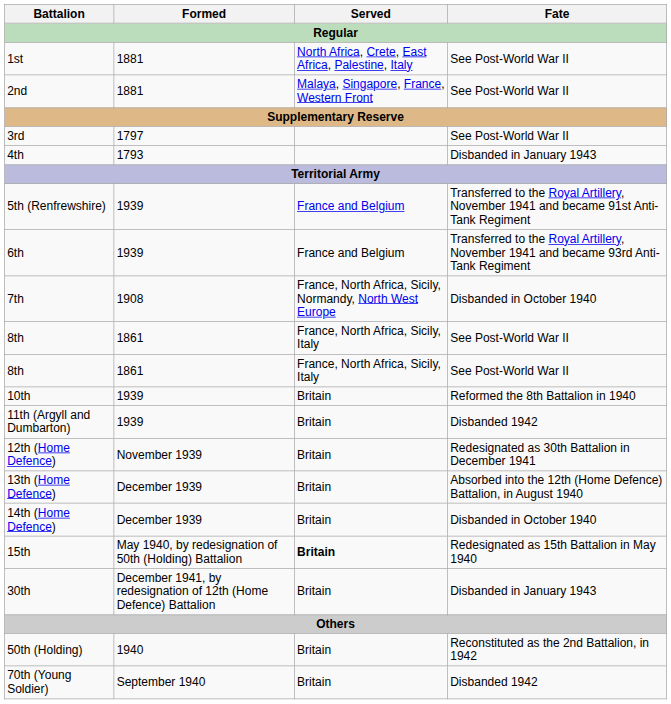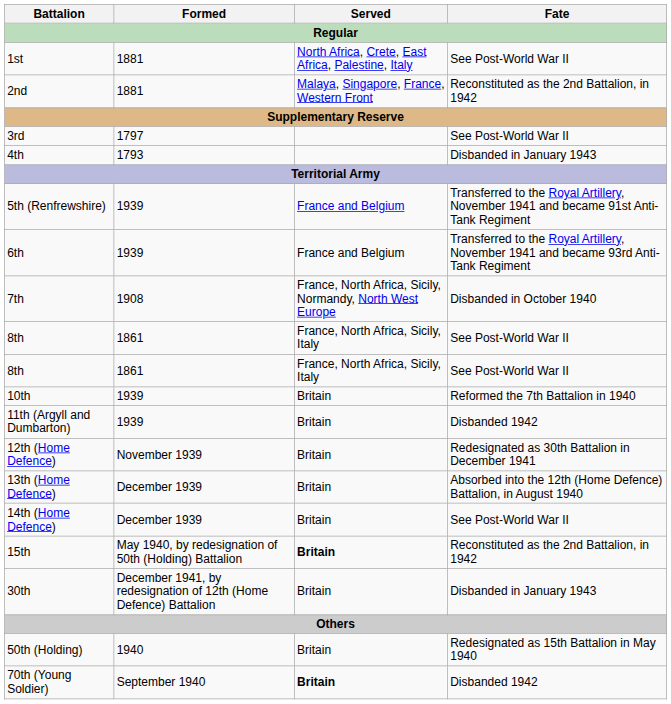(510, 91) See Post-World War II -> (550, 91) Reconstituted as the 2nd Battalion, in 1942
(543, 396) Reformed the 8th Battalion in 1940 -> (543, 396) Reformed the 7th Battalion in 1940
(523, 519) Disbanded in October 1940 -> (510, 519) See Post-World War II
(553, 552) Redesignated as 15th Battalion in May 1940 -> (550, 552) Reconstituted as the 2nd Battalion, in 1942
(550, 649) Reconstituted as the 2nd Battalion, in 1942 -> (553, 649) Redesignated as 15th Battalion in May 1940
(314, 682) normal -> (316, 682) bold
